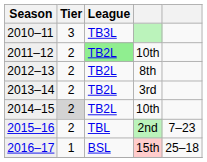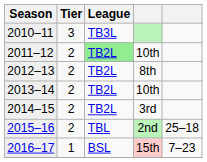(148, 90) 3rd -> (148, 90) 10th
(71, 109) lightgrey background -> (71, 109) no background
(148, 109) 10th -> (148, 109) 3rd
(182, 128) 7–23 -> (182, 128) 25–18
(182, 147) 25–18 -> (182, 147) 7–23
